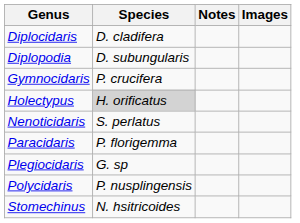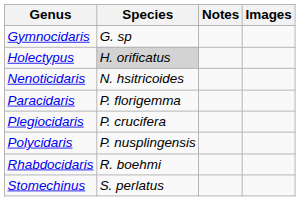- row: (42, 36)
- row: (39, 57)
(129, 79) P. crucifera -> (116, 36) G. sp
(128, 121) S. perlatus -> (142, 79) N. hsitricoides
(112, 164) G. sp -> (133, 121) P. crucifera
+ row: (50, 164)
(138, 206) N. hsitricoides -> (132, 185) S. perlatus
